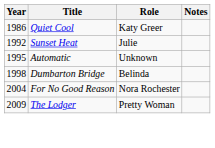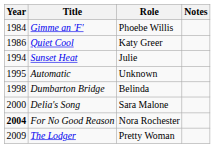+ row: (57, 27)
(16, 43) 1992 -> (16, 58) 1994
+ row: (55, 105)
(16, 89) normal -> (16, 120) bold
